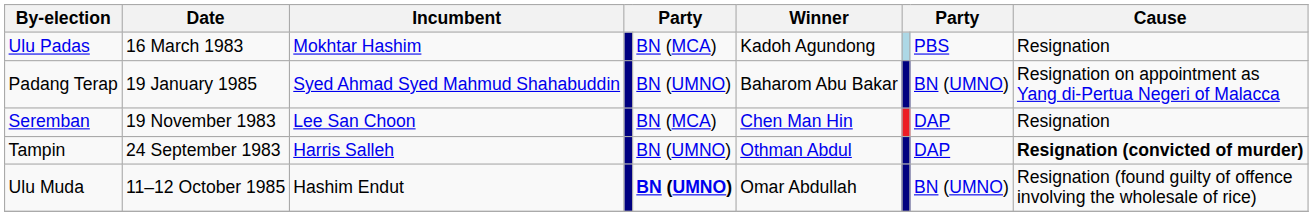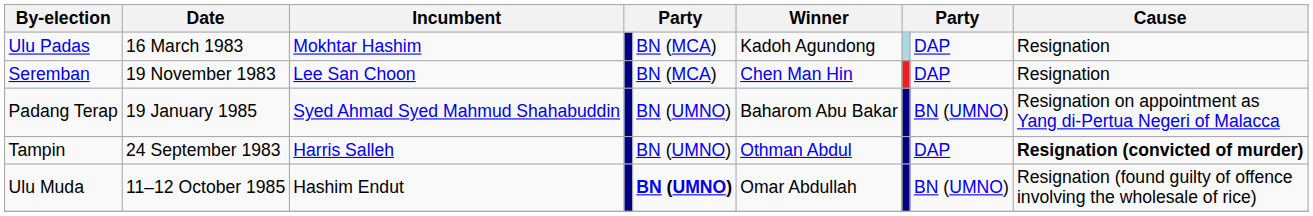(932, 46) PBS -> (932, 46) DAP
rows swapped: (63, 84) <-> (49, 121)
